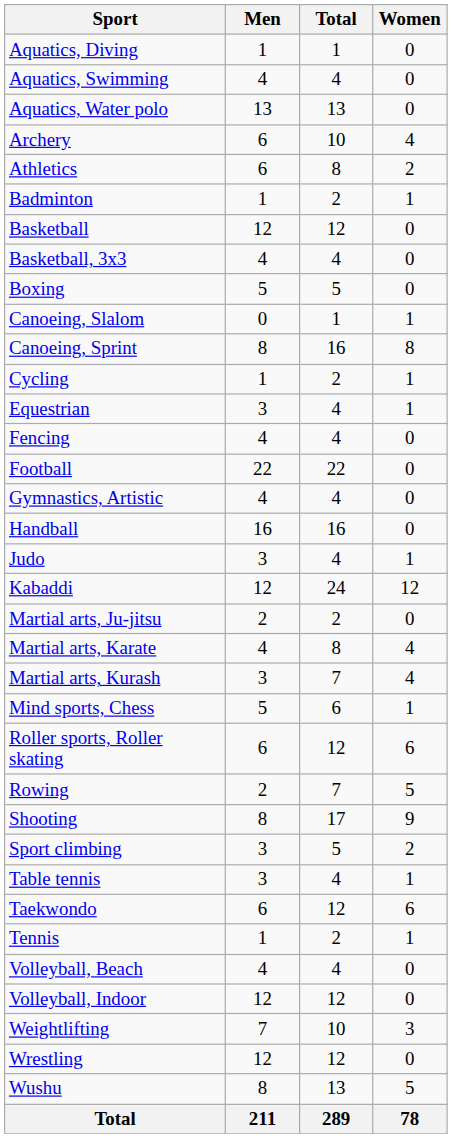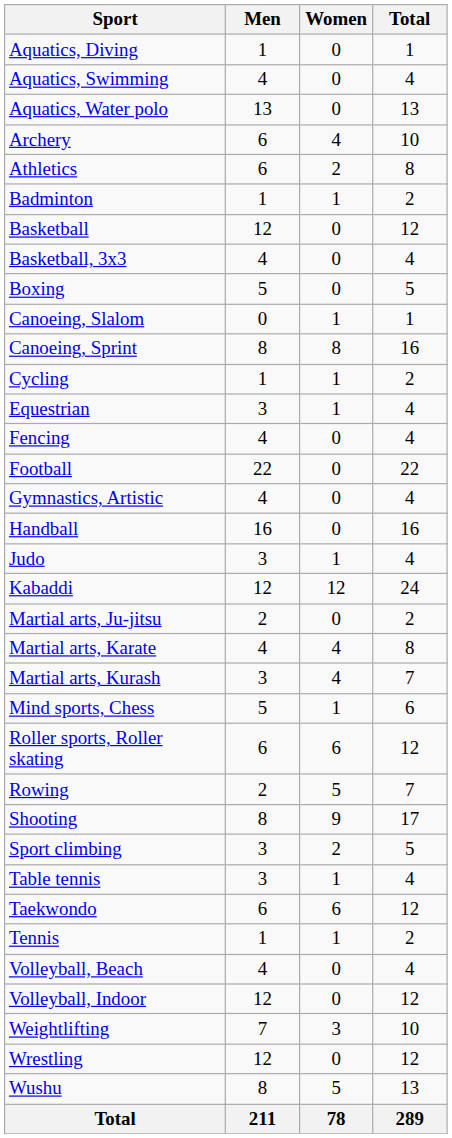columns swapped: (410, 19) <-> (336, 19)
